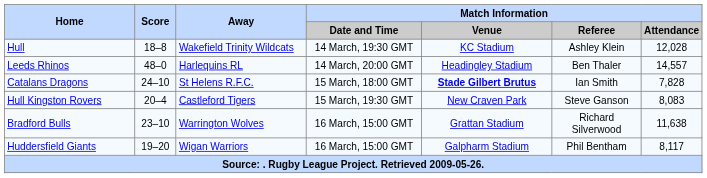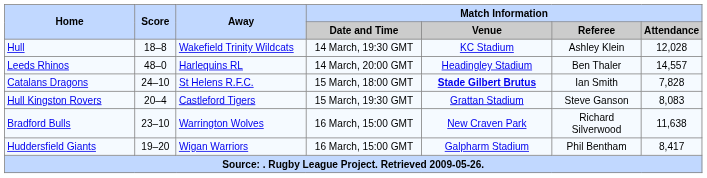(487, 100) New Craven Park -> (487, 100) Grattan Stadium
(487, 123) Grattan Stadium -> (487, 123) New Craven Park
(672, 147) 8,117 -> (672, 147) 8,417
